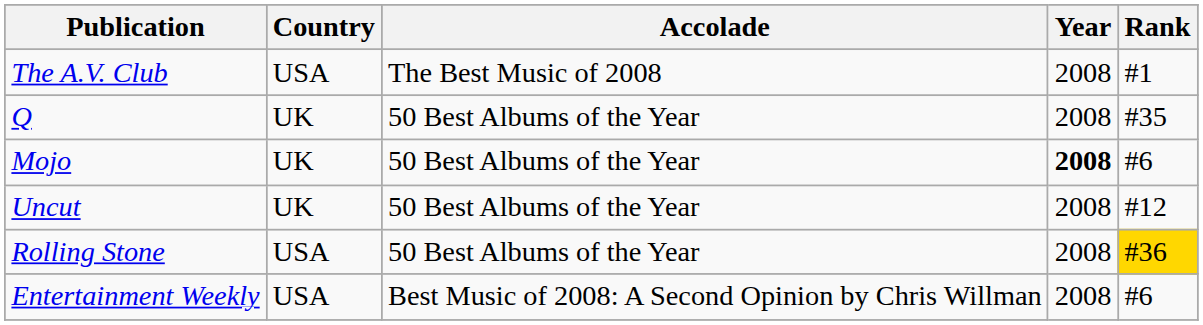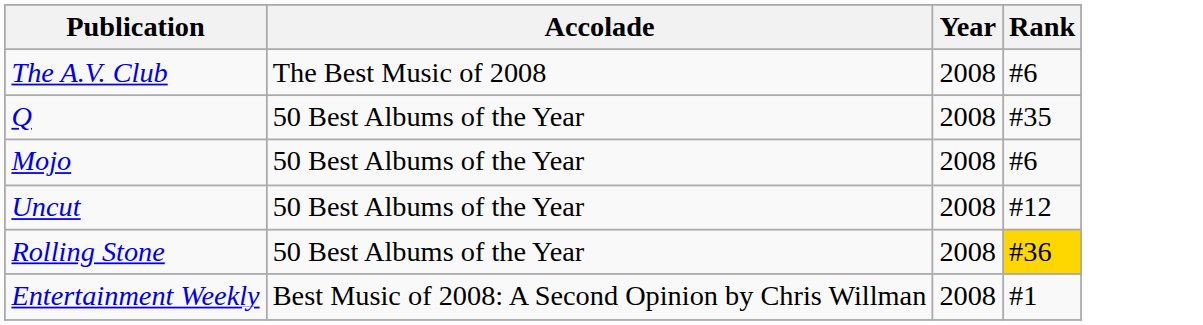- column: (324, 26)
(1139, 71) #1 -> (1023, 71) #6
(1083, 161) bold -> (968, 161) normal
(1139, 296) #6 -> (1023, 296) #1
